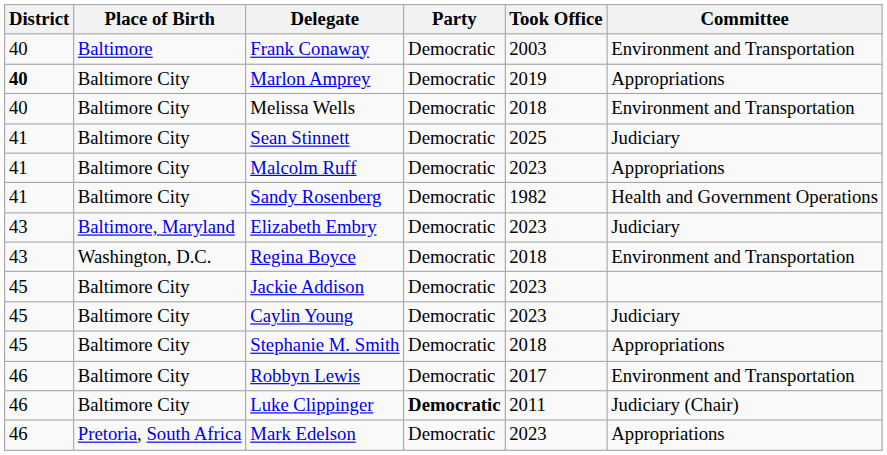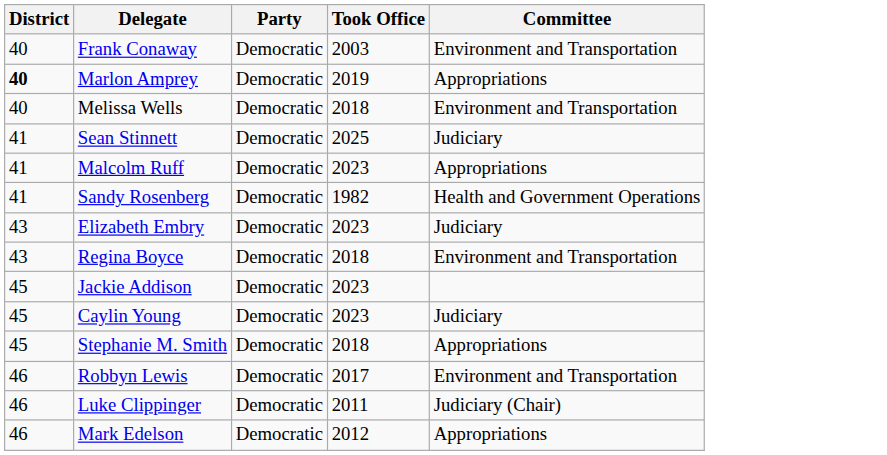- column: (160, 19)
(454, 405) bold -> (279, 405) normal
(528, 434) 2023 -> (350, 434) 2012
